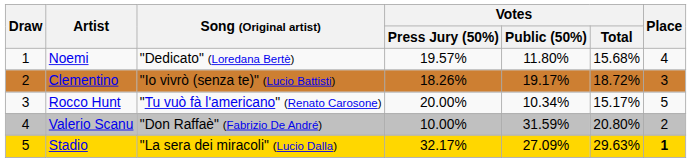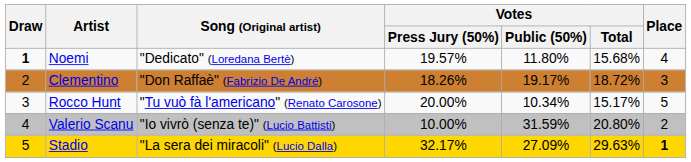(26, 59) normal -> (26, 59) bold
(238, 80) "Io vivrò (senza te)" (Lucio Battisti) -> (231, 80) "Don Raffaè" (Fabrizio De André)
(231, 124) "Don Raffaè" (Fabrizio De André) -> (238, 124) "Io vivrò (senza te)" (Lucio Battisti)
